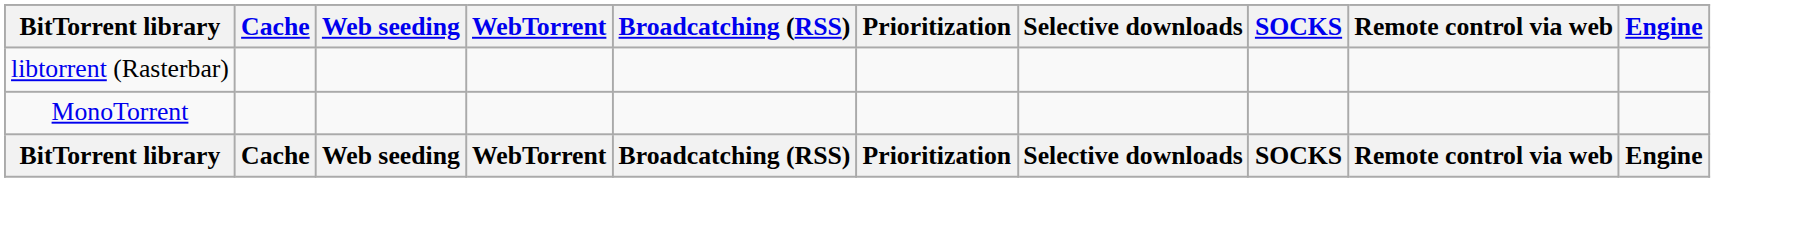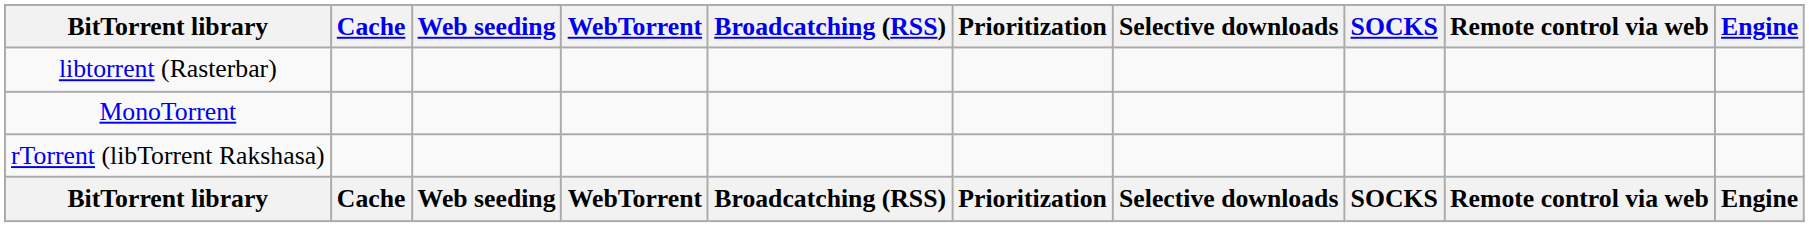+ row: (168, 155)
